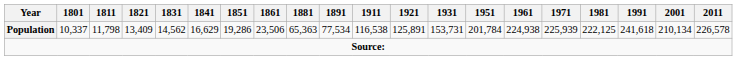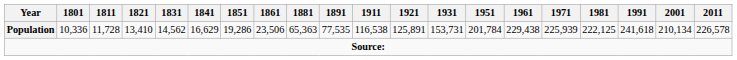(73, 30) 10,337 -> (73, 30) 10,336
(106, 30) 11,798 -> (106, 30) 11,728
(139, 30) 13,409 -> (139, 30) 13,410
(336, 30) 77,534 -> (336, 30) 77,535
(523, 30) 224,938 -> (523, 30) 229,438
